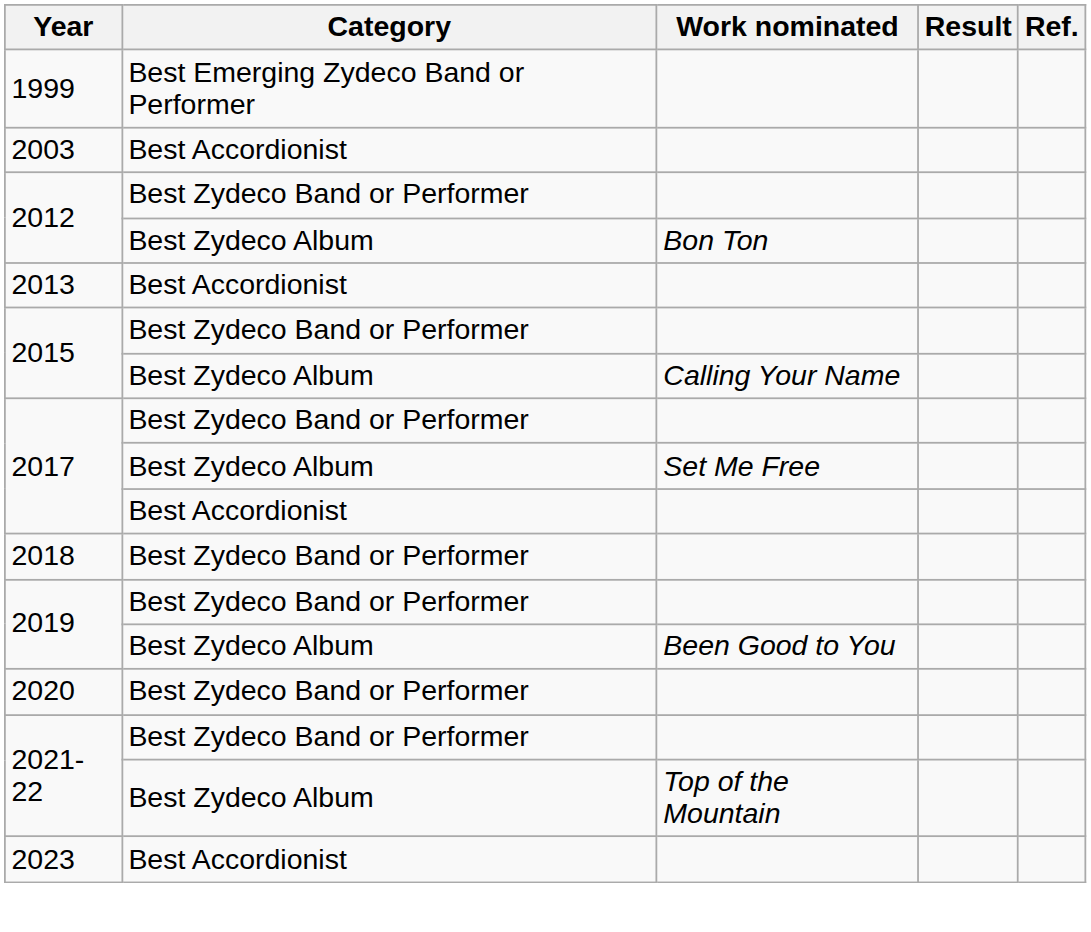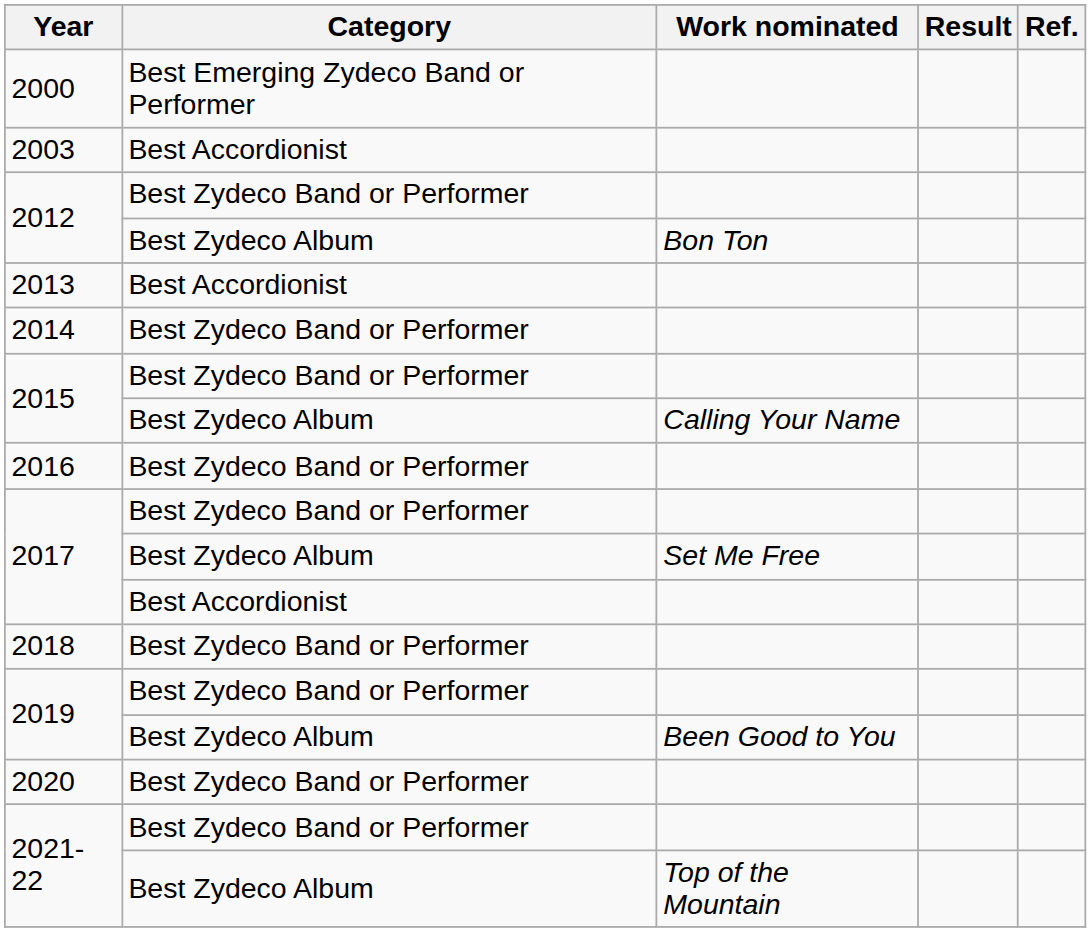- row: (43, 88)
+ row: (43, 88)
+ row: (43, 330)
+ row: (43, 465)
- row: (43, 859)
